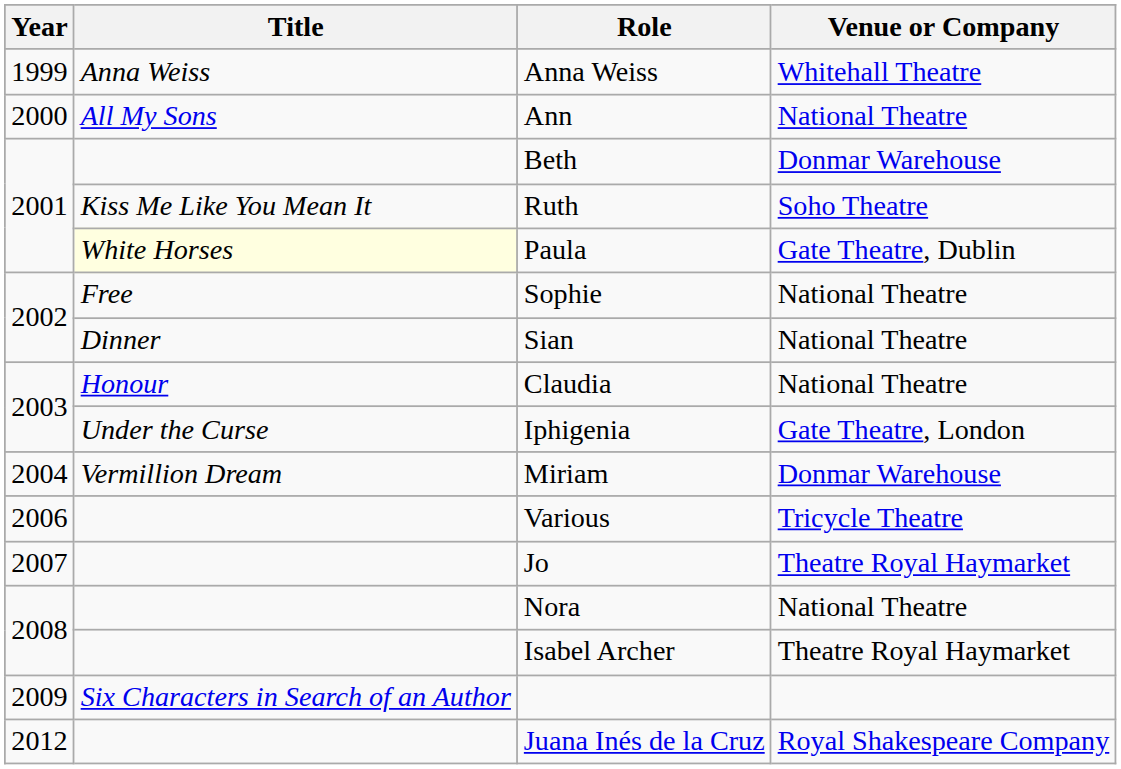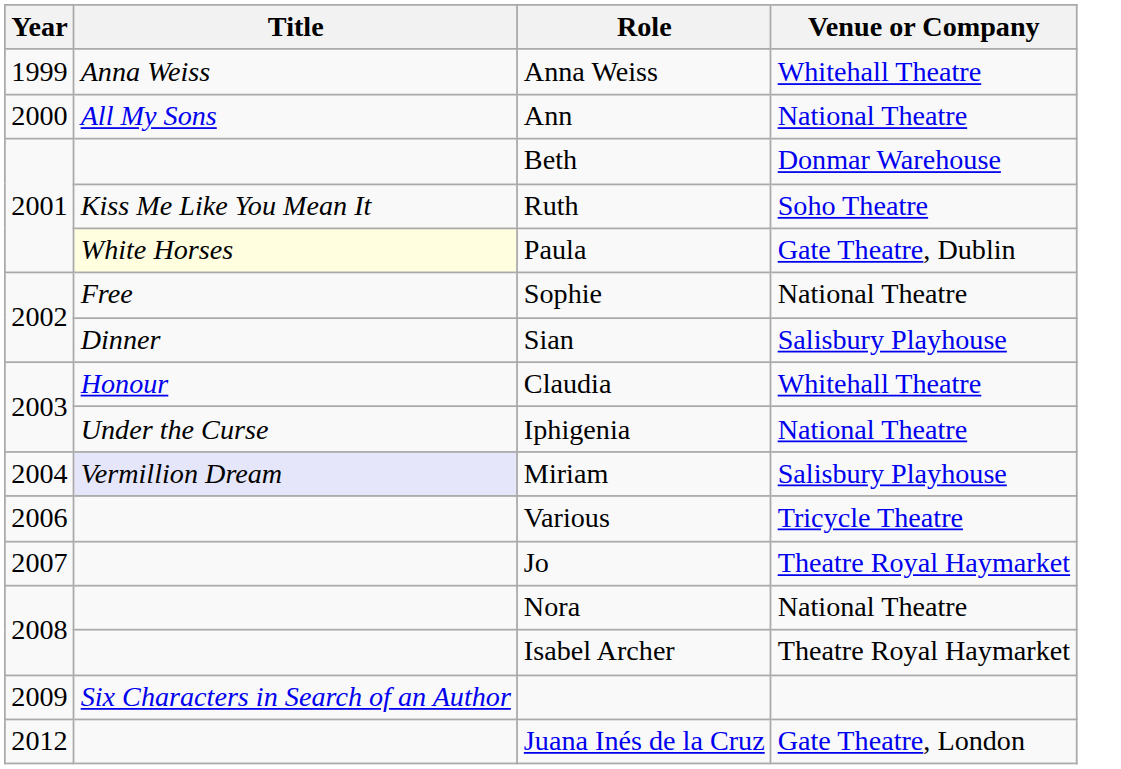(872, 339) National Theatre -> (892, 339) Salisbury Playhouse
(872, 384) National Theatre -> (879, 384) Whitehall Theatre
(901, 428) Gate Theatre, London -> (872, 428) National Theatre
(181, 473) no background -> (181, 473) lavender background
(889, 473) Donmar Warehouse -> (892, 473) Salisbury Playhouse
(943, 741) Royal Shakespeare Company -> (901, 741) Gate Theatre, London
